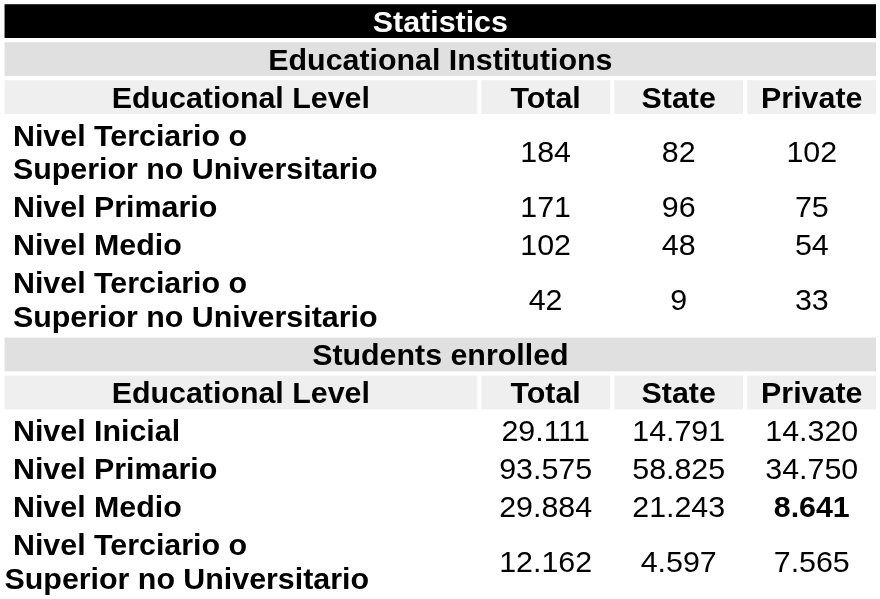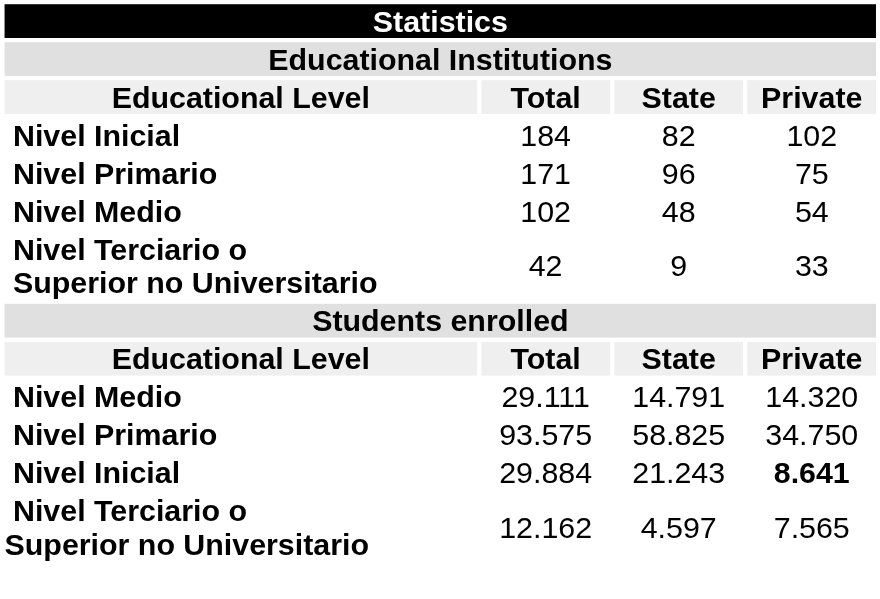(191, 152) Nivel Terciario o Superior no Universitario -> (92, 135) Nivel Inicial
(92, 430) Nivel Inicial -> (93, 397) Nivel Medio
(93, 506) Nivel Medio -> (92, 473) Nivel Inicial
